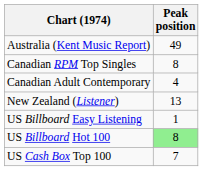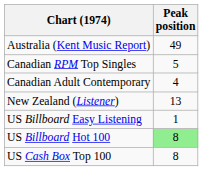(176, 63) 8 -> (176, 63) 5
(176, 156) 7 -> (176, 156) 8
